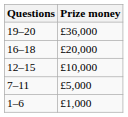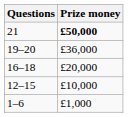+ row: (13, 31)
- row: (18, 85)
